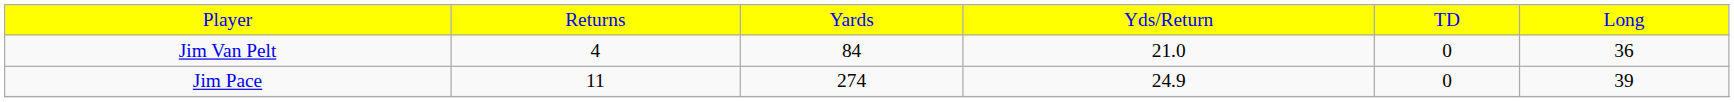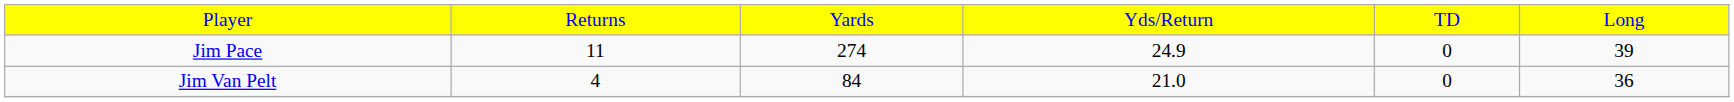rows swapped: (228, 81) <-> (228, 50)
